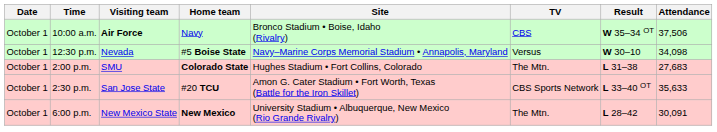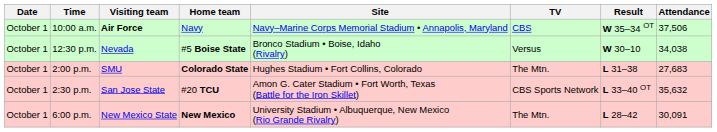(317, 32) Bronco Stadium • Boise, Idaho (Rivalry) -> (380, 28) Navy–Marine Corps Memorial Stadium • Annapolis, Maryland
(380, 52) Navy–Marine Corps Memorial Stadium • Annapolis, Maryland -> (317, 49) Bronco Stadium • Boise, Idaho (Rivalry)
(673, 52) 34,098 -> (673, 49) 34,038
(673, 87) 35,633 -> (673, 89) 35,632
